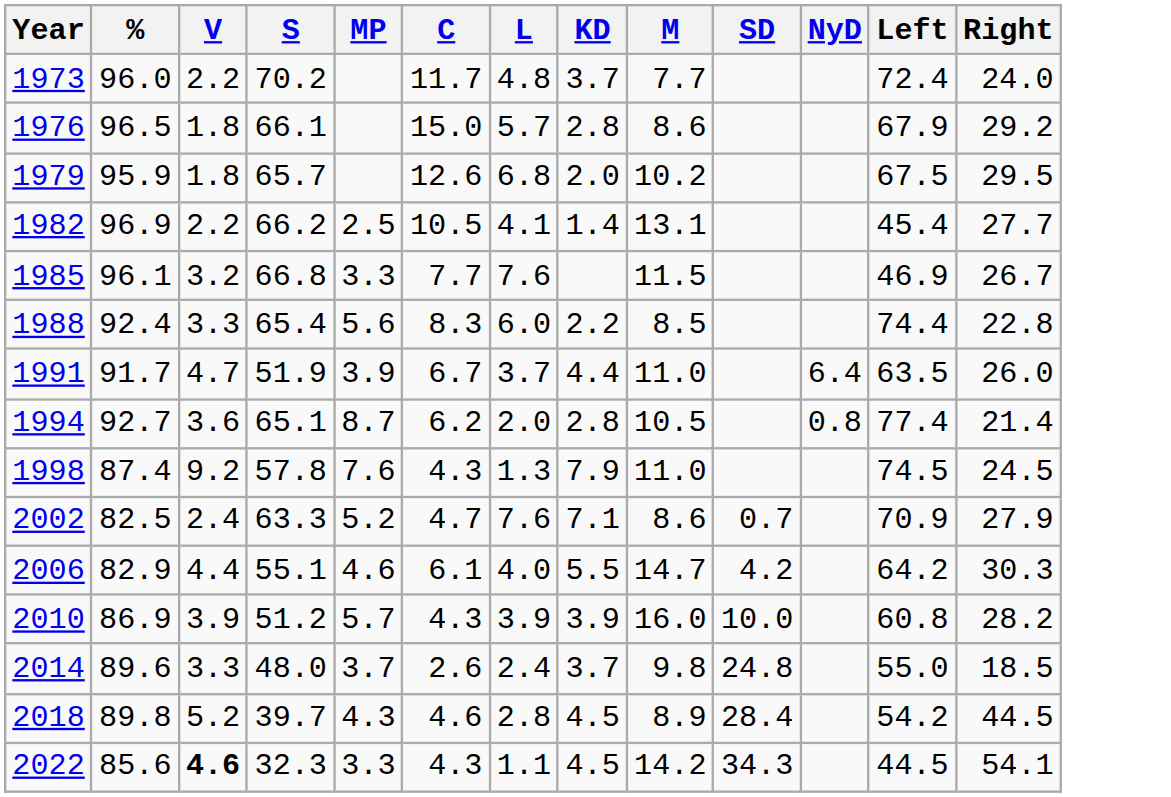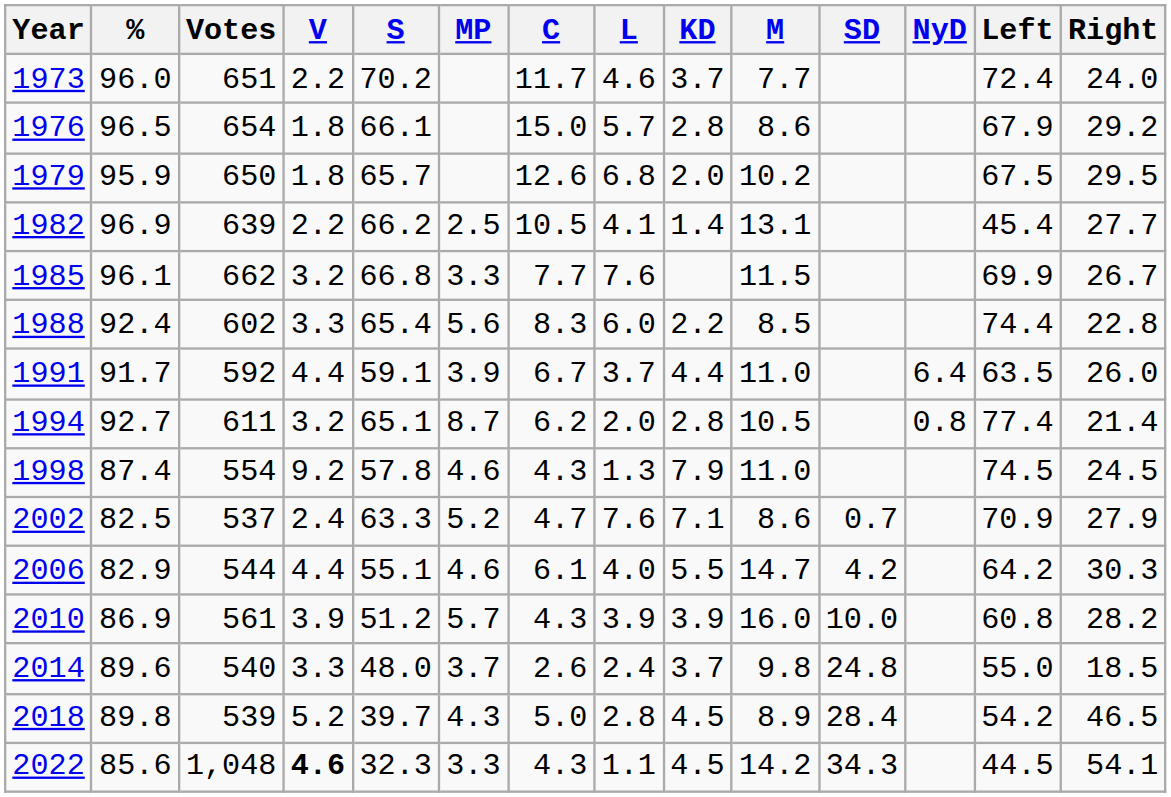+ column: (231, 30)
(524, 79) 4.8 -> (629, 79) 4.6
(913, 276) 46.9 -> (1017, 276) 69.9
(213, 374) 4.7 -> (318, 374) 4.4
(291, 374) 51.9 -> (396, 374) 59.1
(213, 423) 3.6 -> (318, 423) 3.2
(368, 472) 7.6 -> (473, 472) 4.6
(455, 718) 4.6 -> (560, 718) 5.0
(1017, 718) 44.5 -> (1122, 718) 46.5
